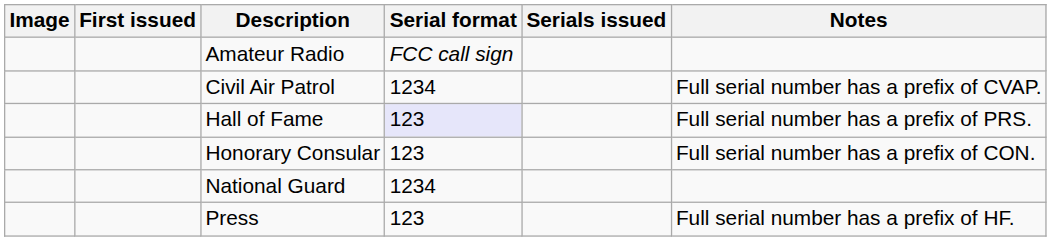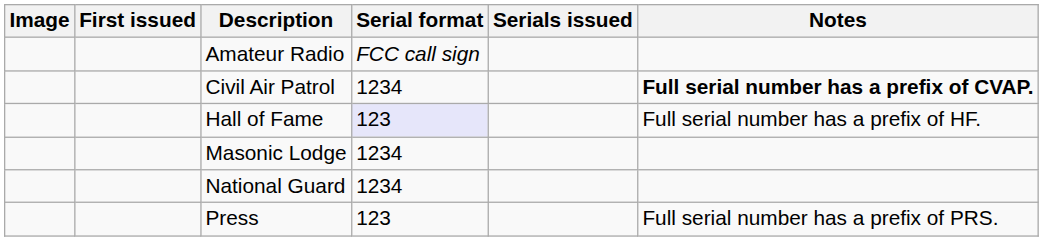(859, 86) normal -> (838, 86) bold
(854, 119) Full serial number has a prefix of PRS. -> (812, 119) Full serial number has a prefix of HF.
- row: (293, 152)
+ row: (276, 152)
(845, 218) Full serial number has a prefix of HF. -> (820, 218) Full serial number has a prefix of PRS.
